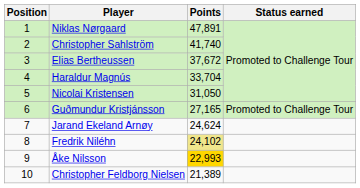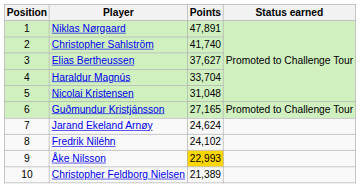(205, 61) 37,672 -> (205, 61) 37,627
(205, 93) 31,050 -> (205, 93) 31,048
(205, 142) khaki background -> (205, 142) no background
